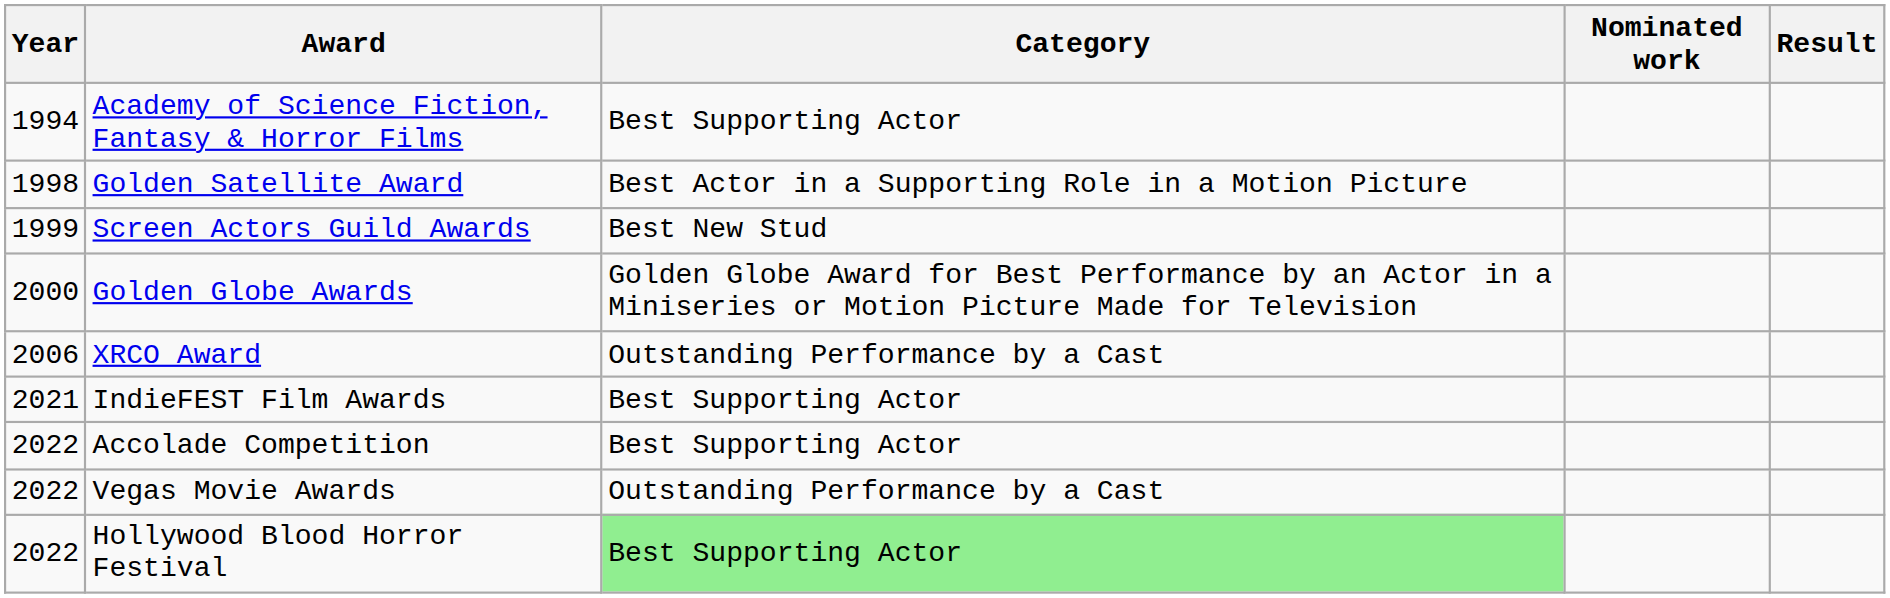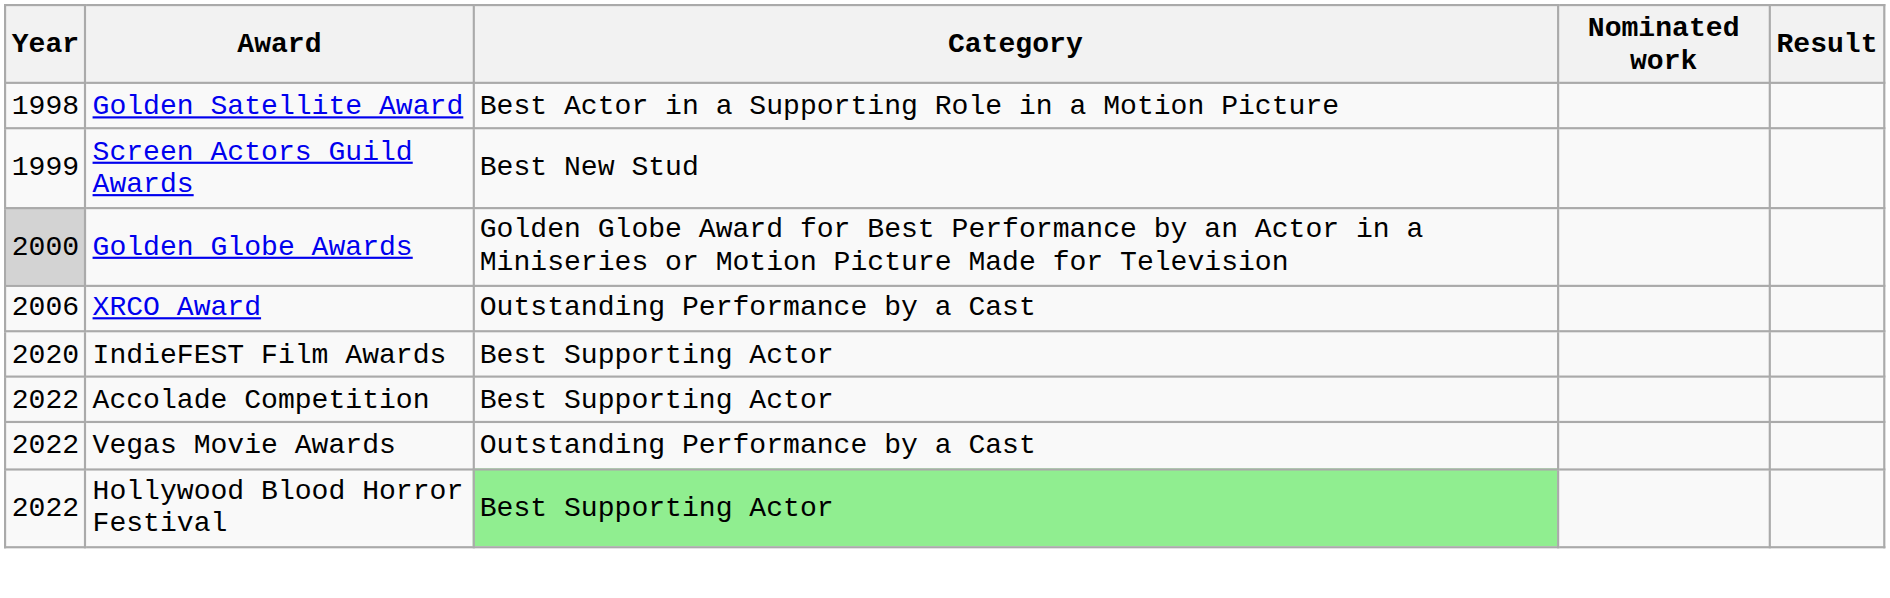- row: (320, 122)
(45, 292) no background -> (45, 246) lightgrey background
(45, 400) 2021 -> (45, 354) 2020
